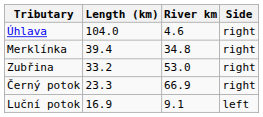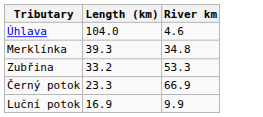- column: (239, 13)
(99, 49) 39.4 -> (99, 49) 39.3
(177, 67) 53.0 -> (177, 67) 53.3
(174, 103) 9.1 -> (174, 103) 9.9
